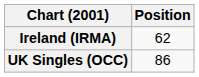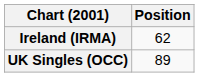(163, 60) 86 -> (163, 60) 89
